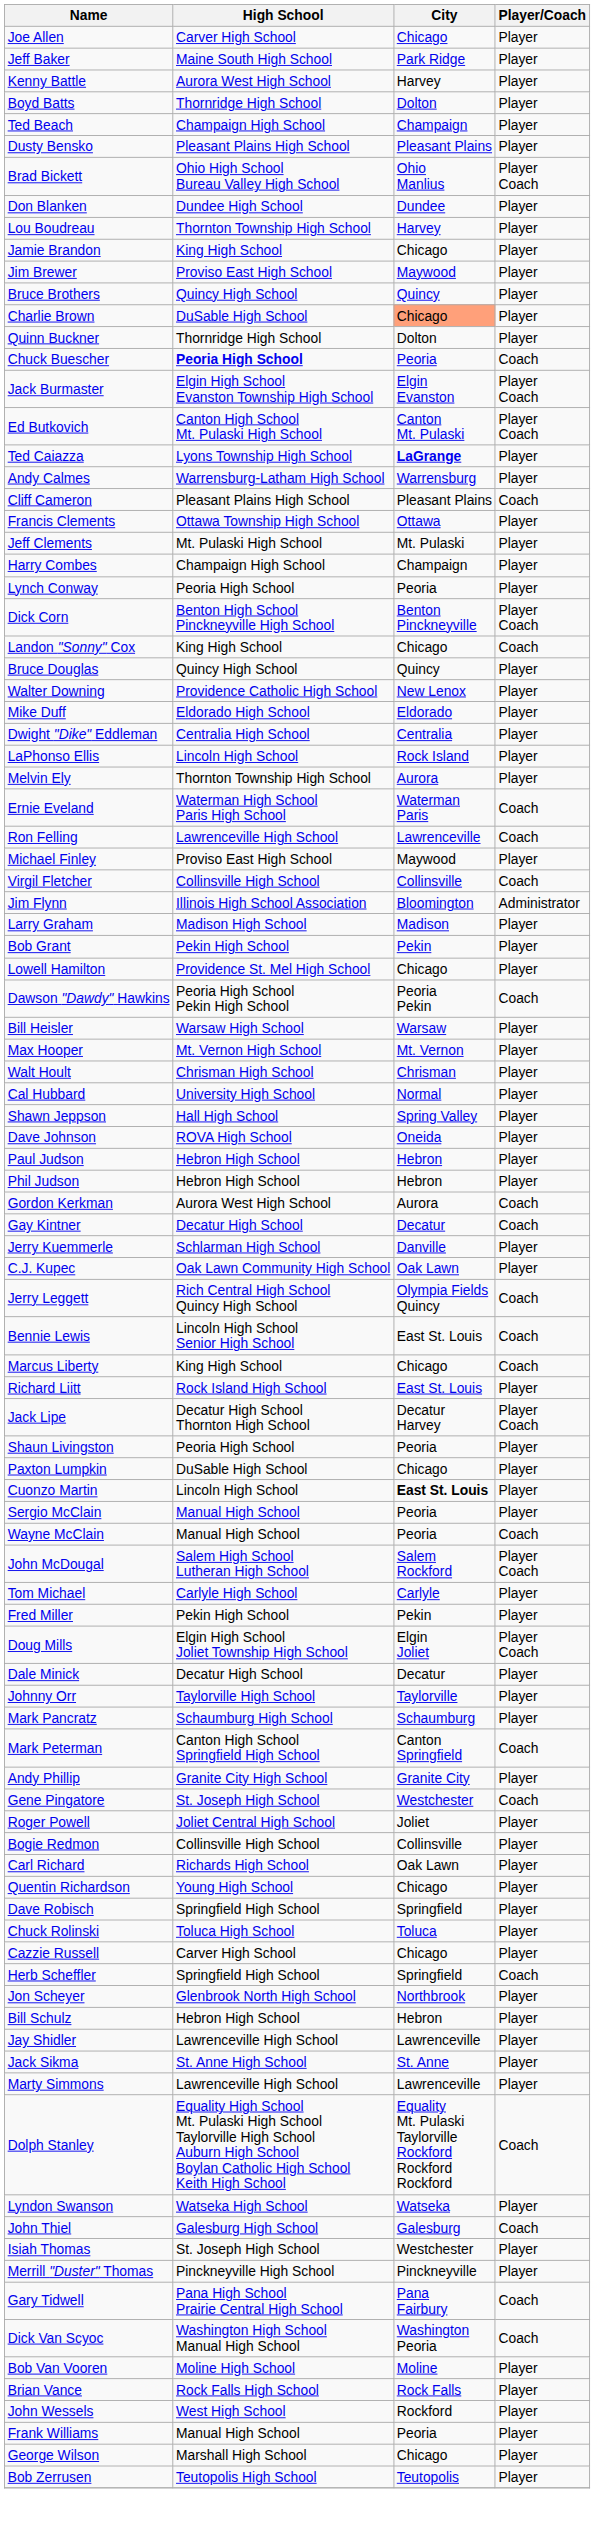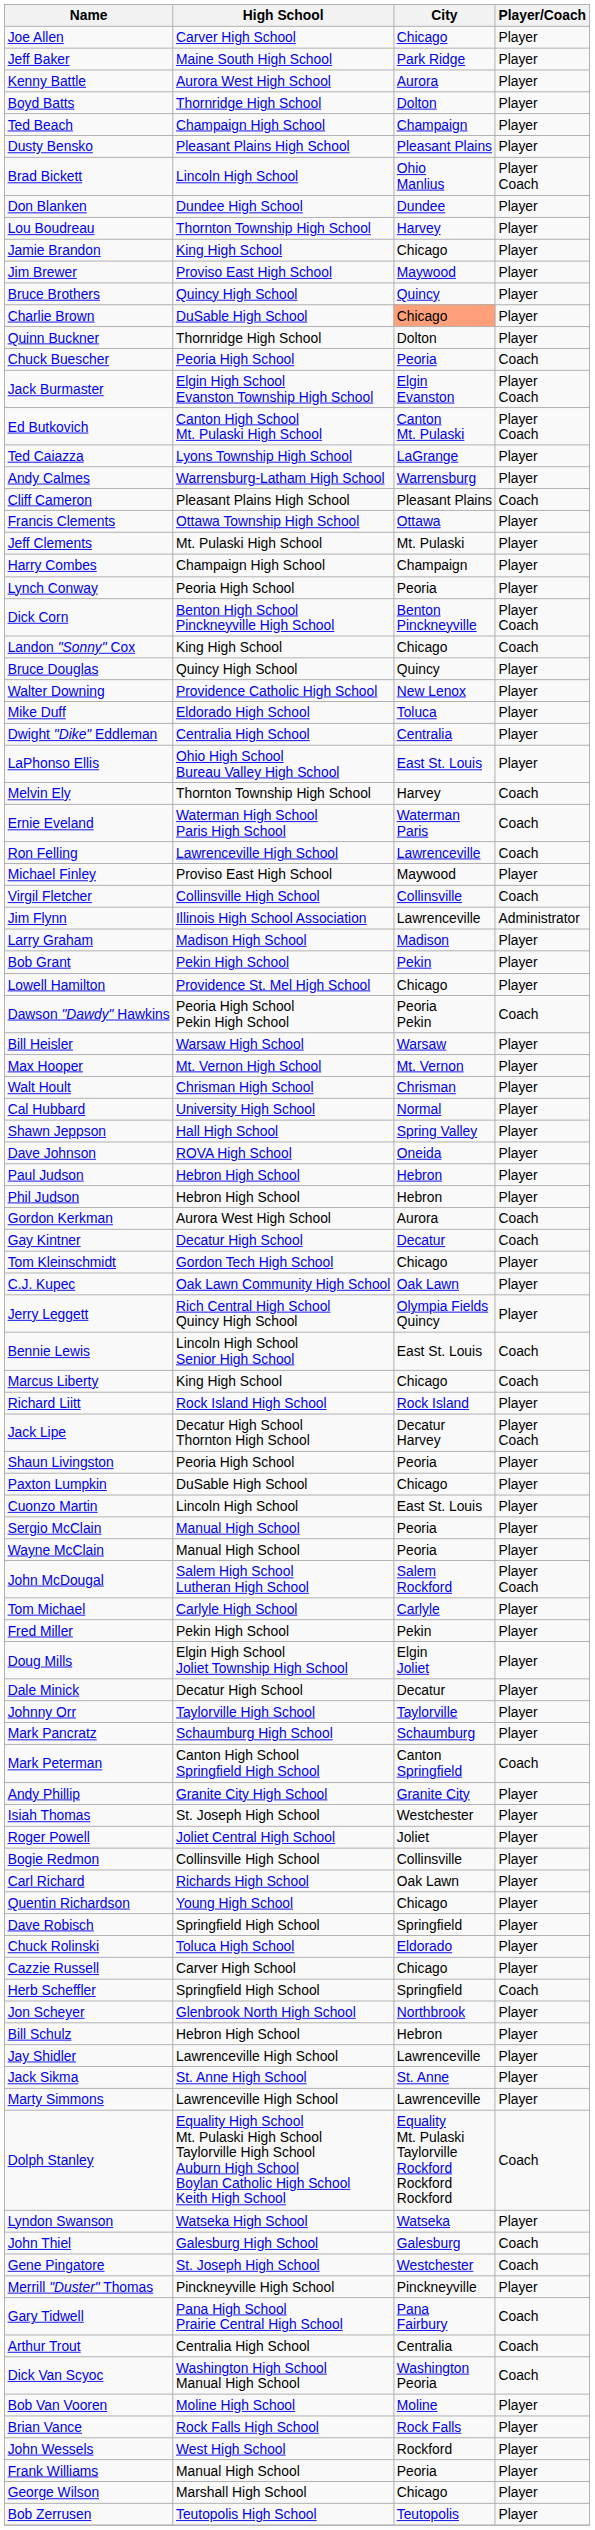(419, 81) Harvey -> (418, 81) Aurora
(258, 177) Ohio High School Bureau Valley High School -> (237, 177) Lincoln High School
(239, 360) bold -> (235, 360) normal
(429, 456) bold -> (428, 456) normal
(424, 712) Eldorado -> (417, 712) Toluca
(237, 756) Lincoln High School -> (258, 764) Ohio High School Bureau Valley High School
(433, 756) Rock Island -> (439, 764) East St. Louis
(418, 778) Aurora -> (419, 794) Harvey
(518, 778) Player -> (518, 794) Coach
(435, 903) Bloomington -> (439, 919) Lawrenceville
+ row: (62, 1263)
- row: (60, 1247)
(518, 1299) Coach -> (518, 1314) Player
(439, 1387) East St. Louis -> (433, 1403) Rock Island
(442, 1491) bold -> (439, 1506) normal
(518, 1534) Coach -> (518, 1550) Player
(518, 1645) Player Coach -> (518, 1661) Player
rows swapped: (56, 1800) <-> (49, 2249)
(417, 1931) Toluca -> (424, 1947) Eldorado
+ row: (44, 2346)
